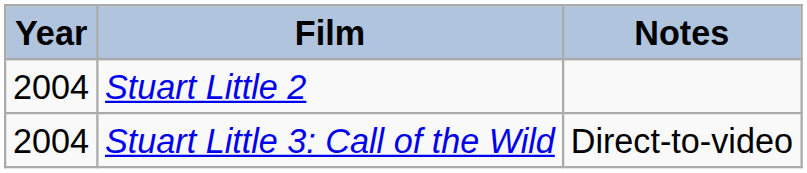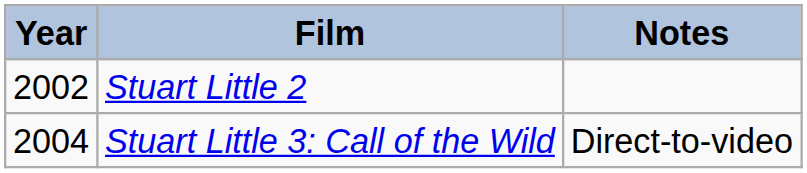(51, 87) 2004 -> (51, 87) 2002
